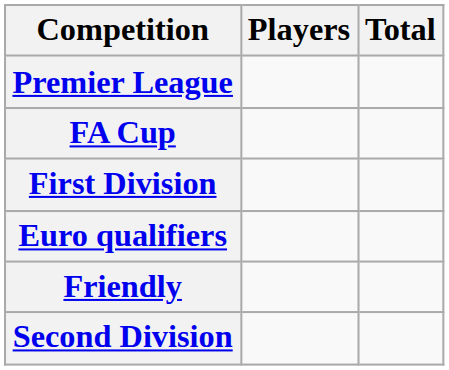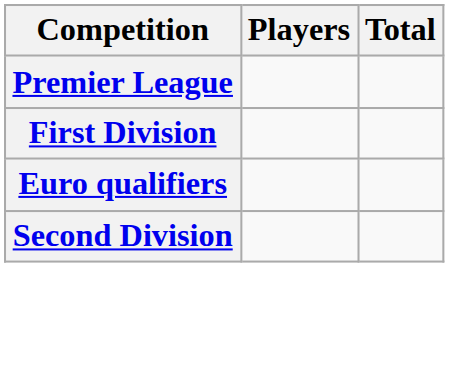- row: (123, 132)
- row: (123, 286)
